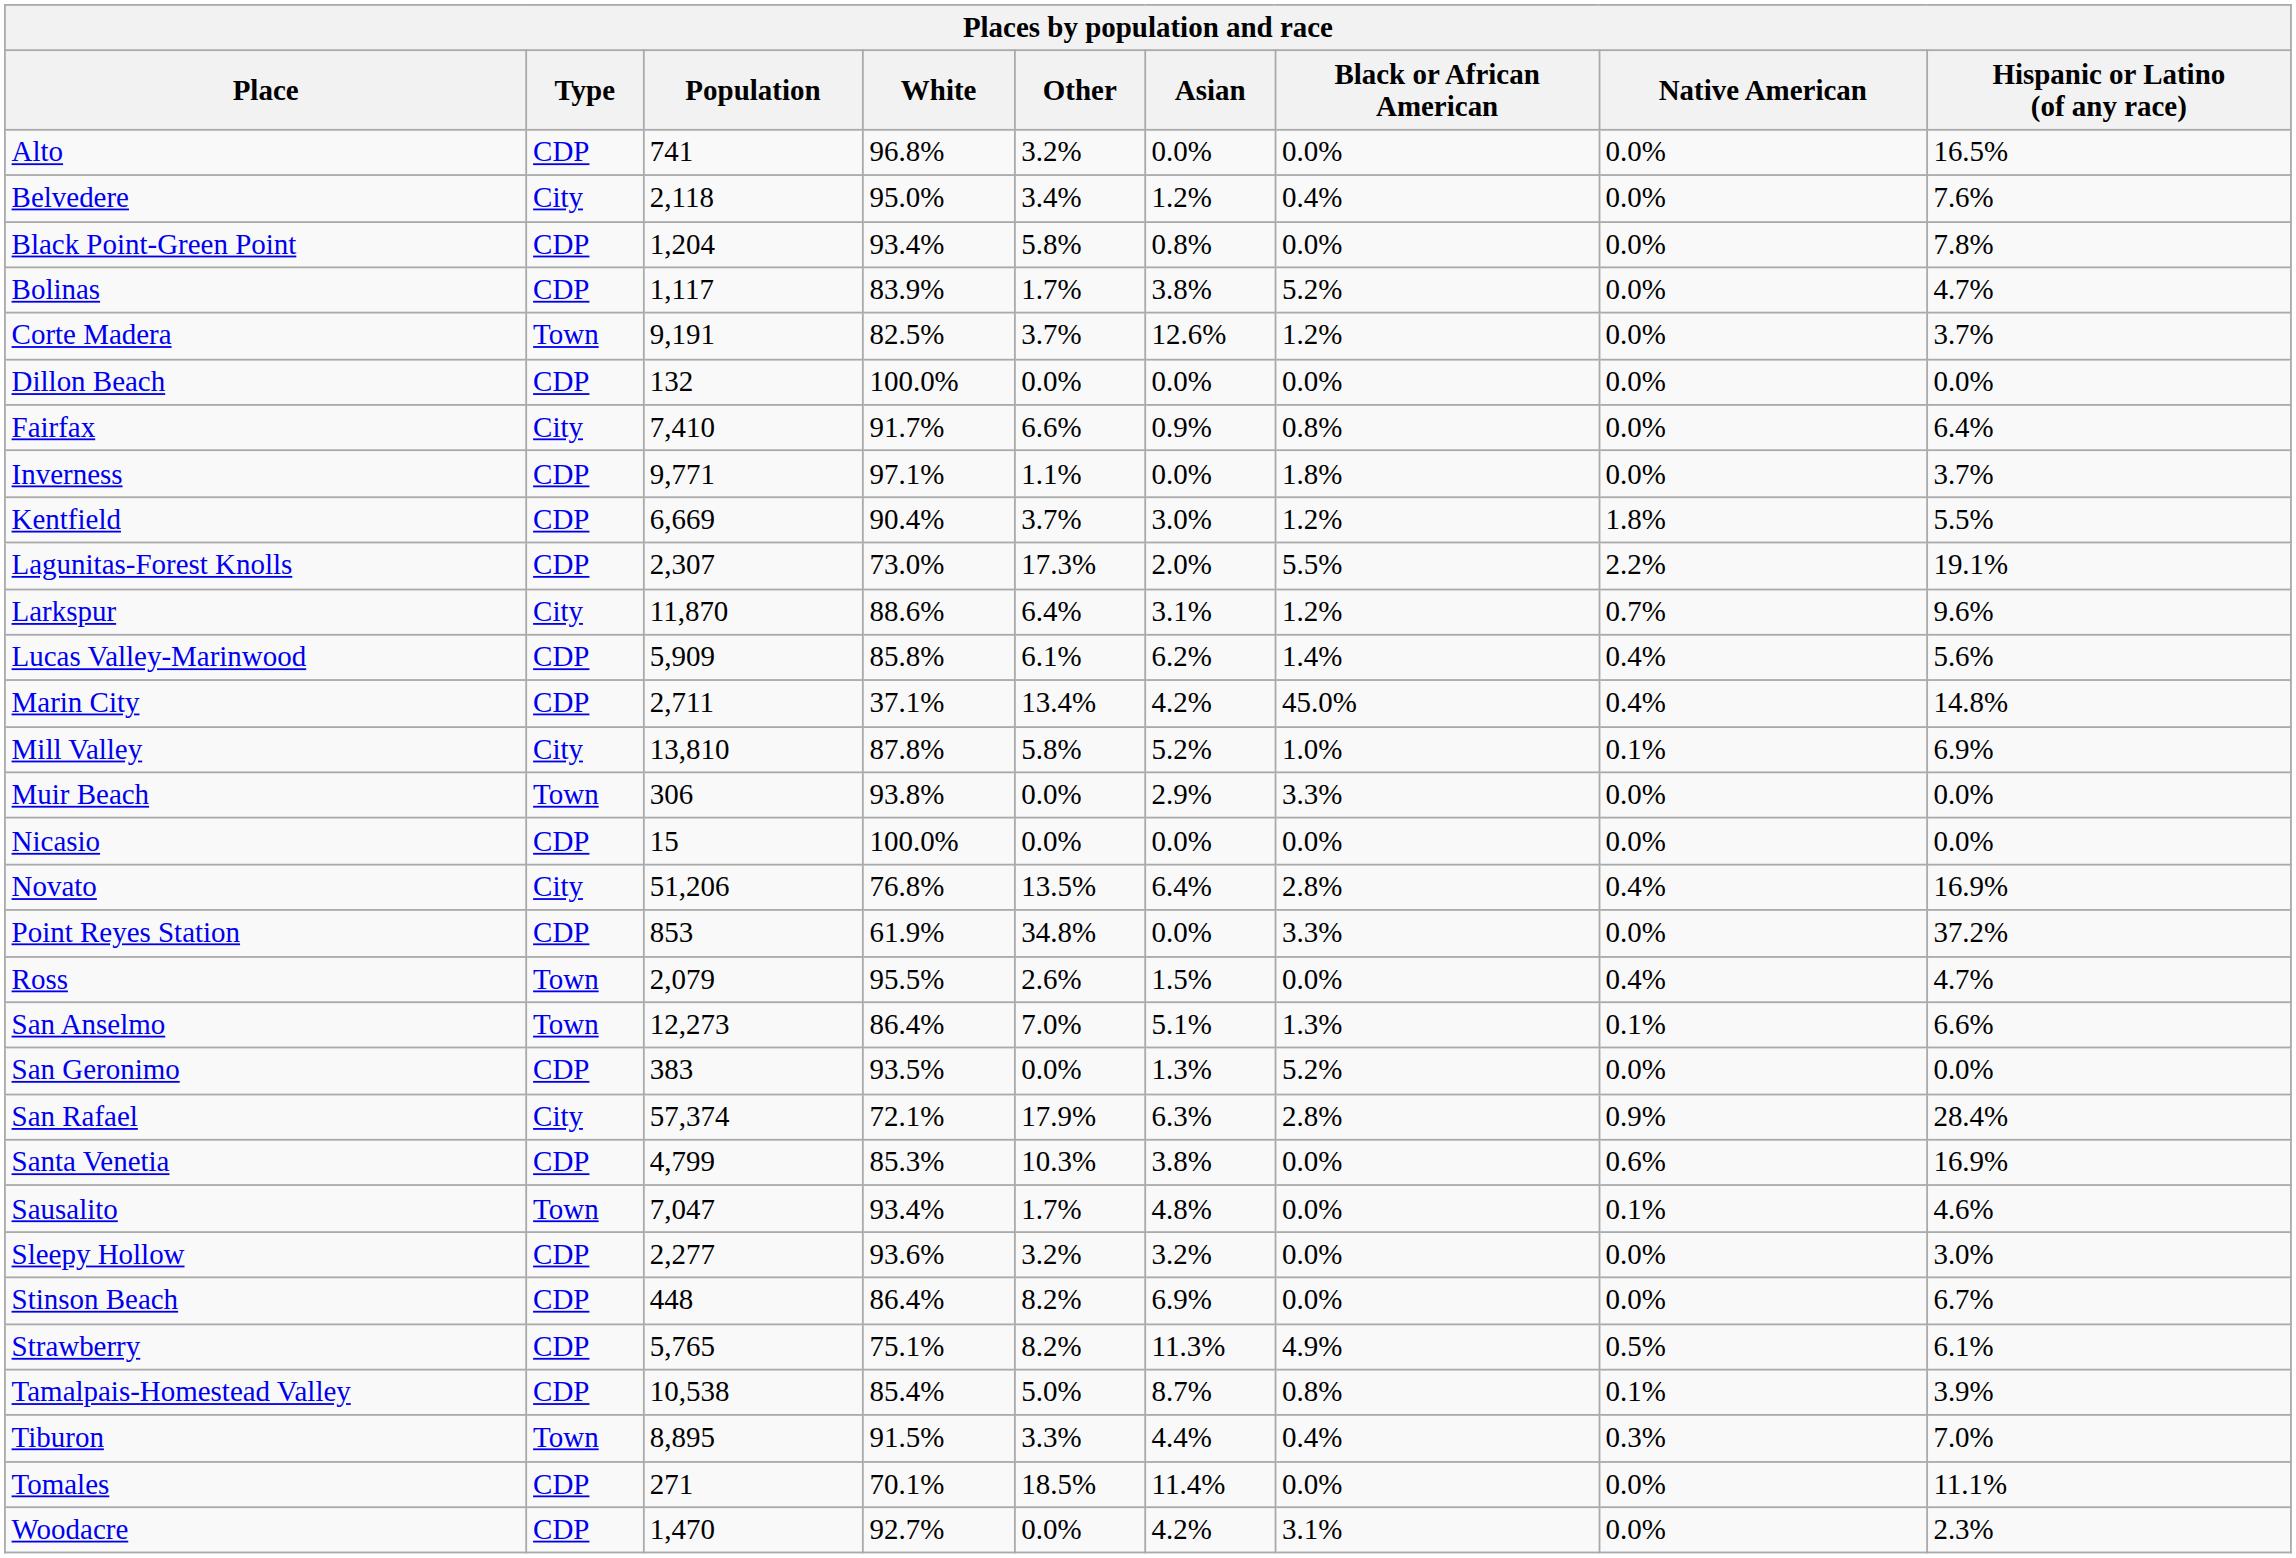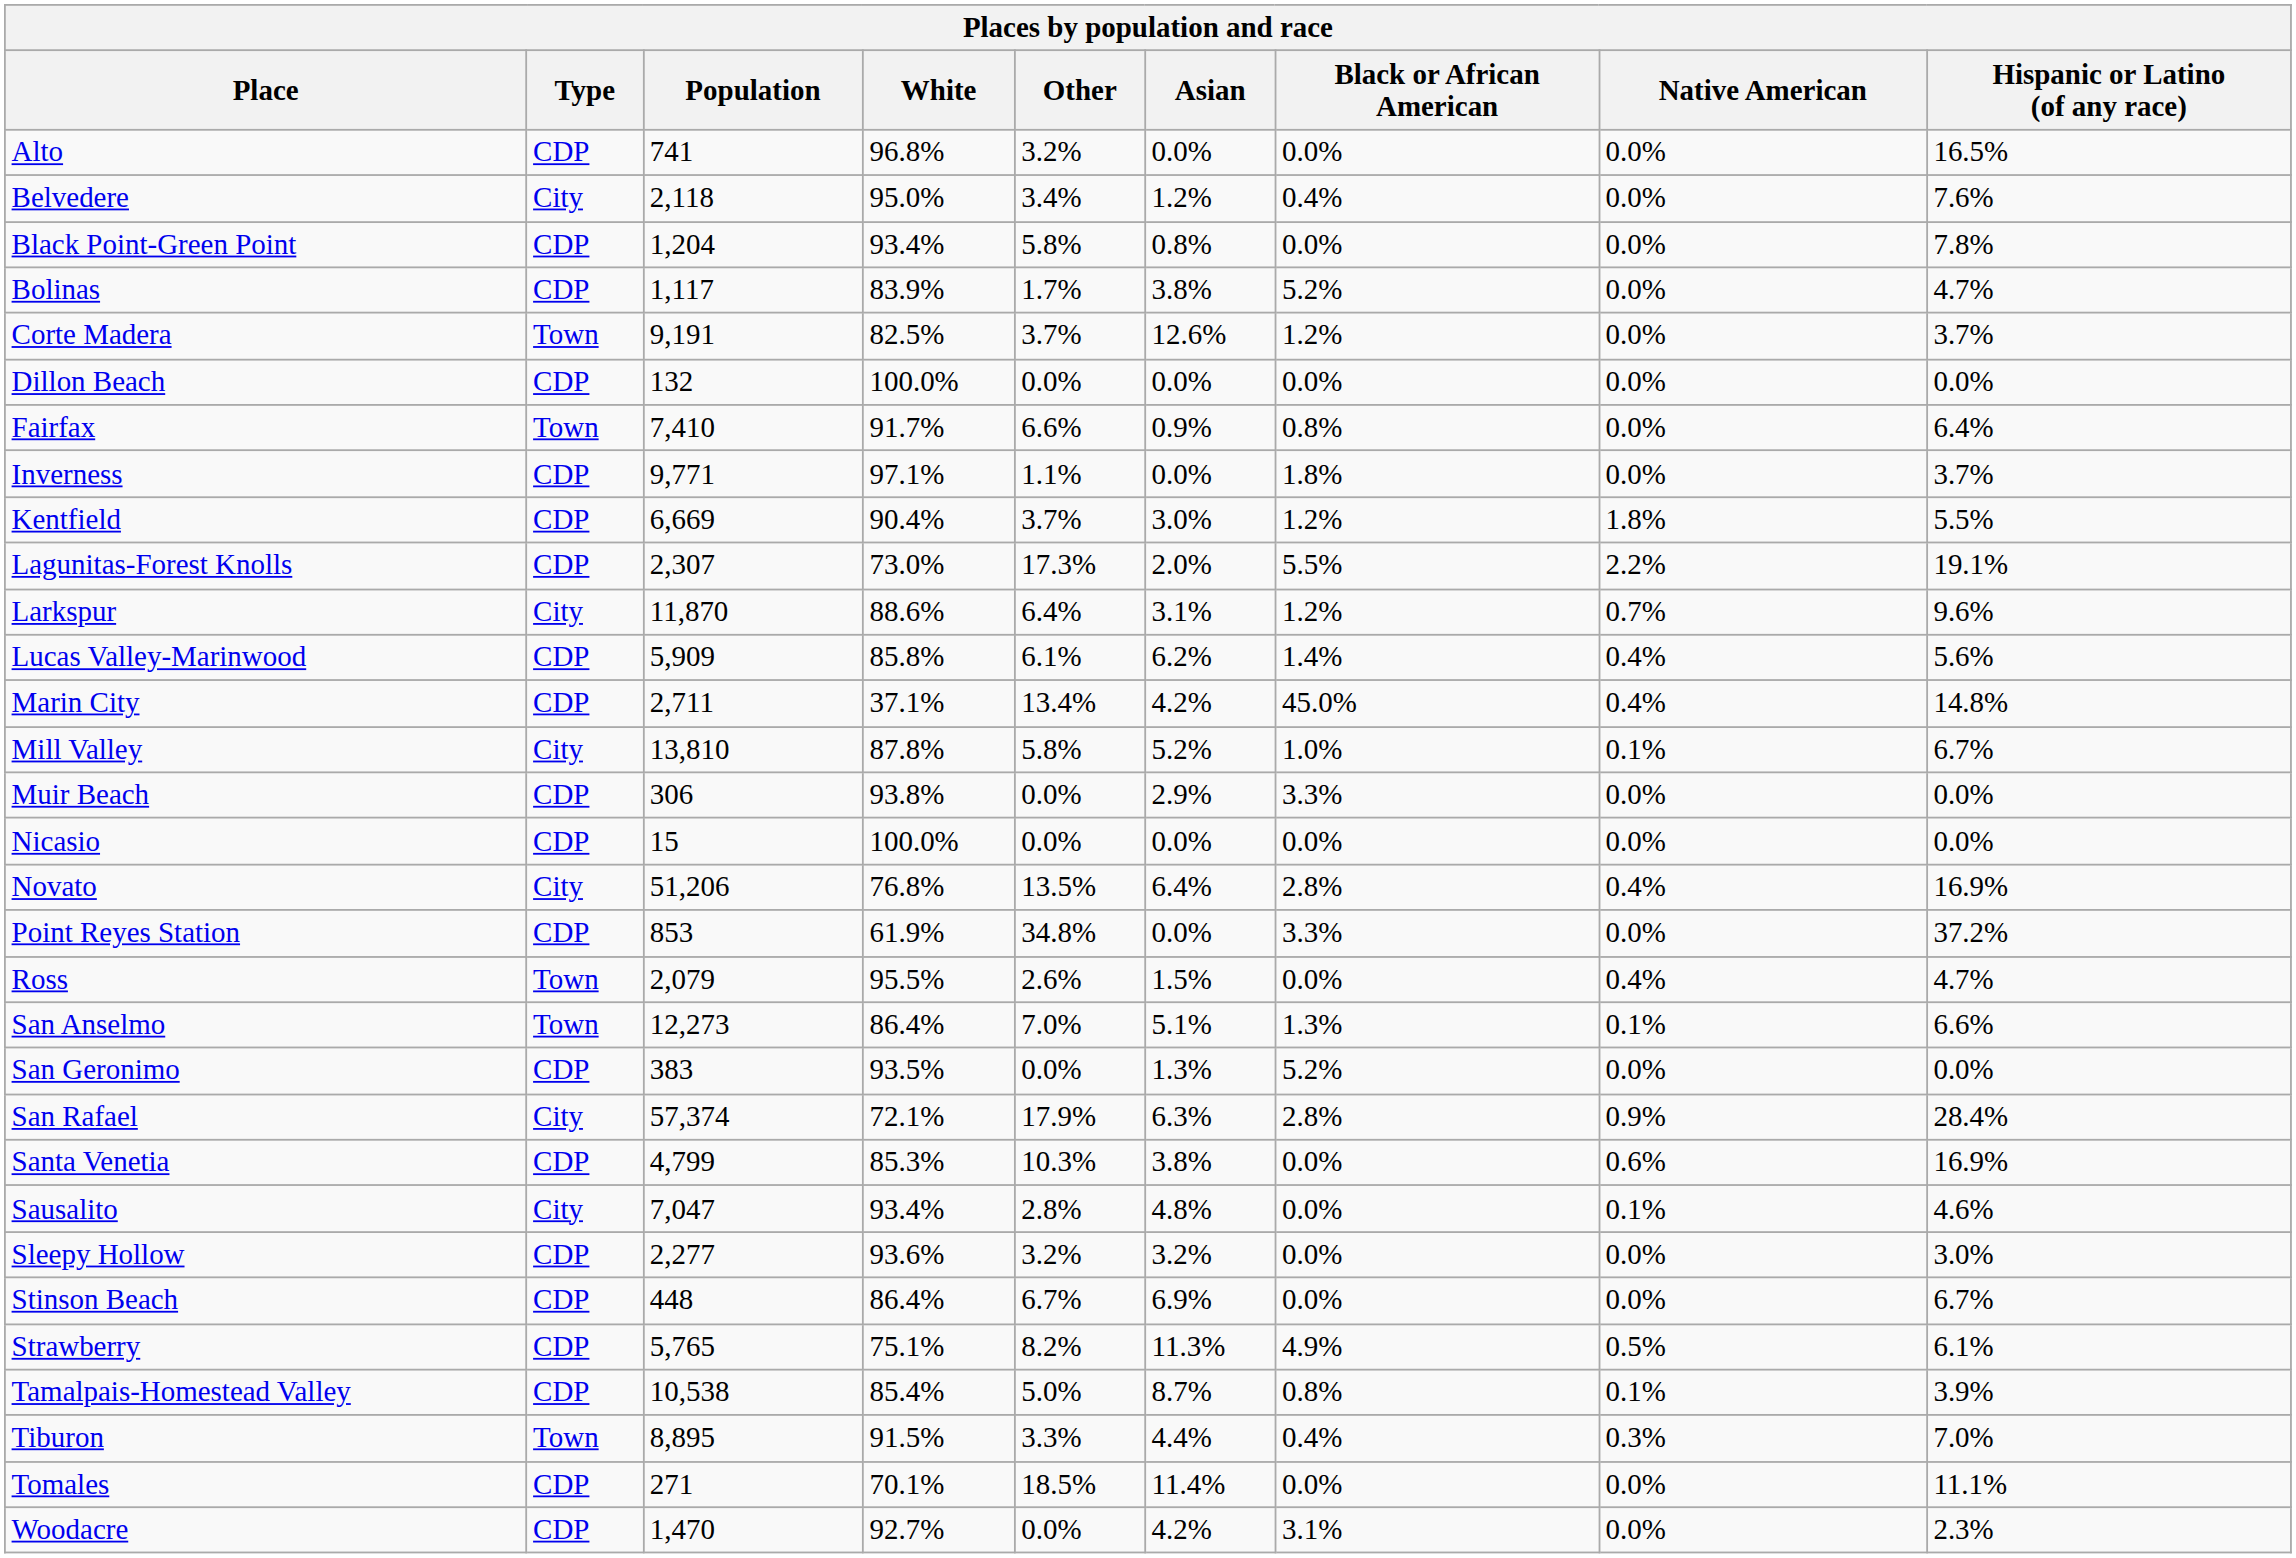(558, 427) City -> (566, 427) Town
(1964, 748) 6.9% -> (1964, 748) 6.7%
(566, 794) Town -> (561, 794) CDP
(566, 1208) Town -> (558, 1208) City
(1051, 1208) 1.7% -> (1051, 1208) 2.8%
(1051, 1300) 8.2% -> (1051, 1300) 6.7%
